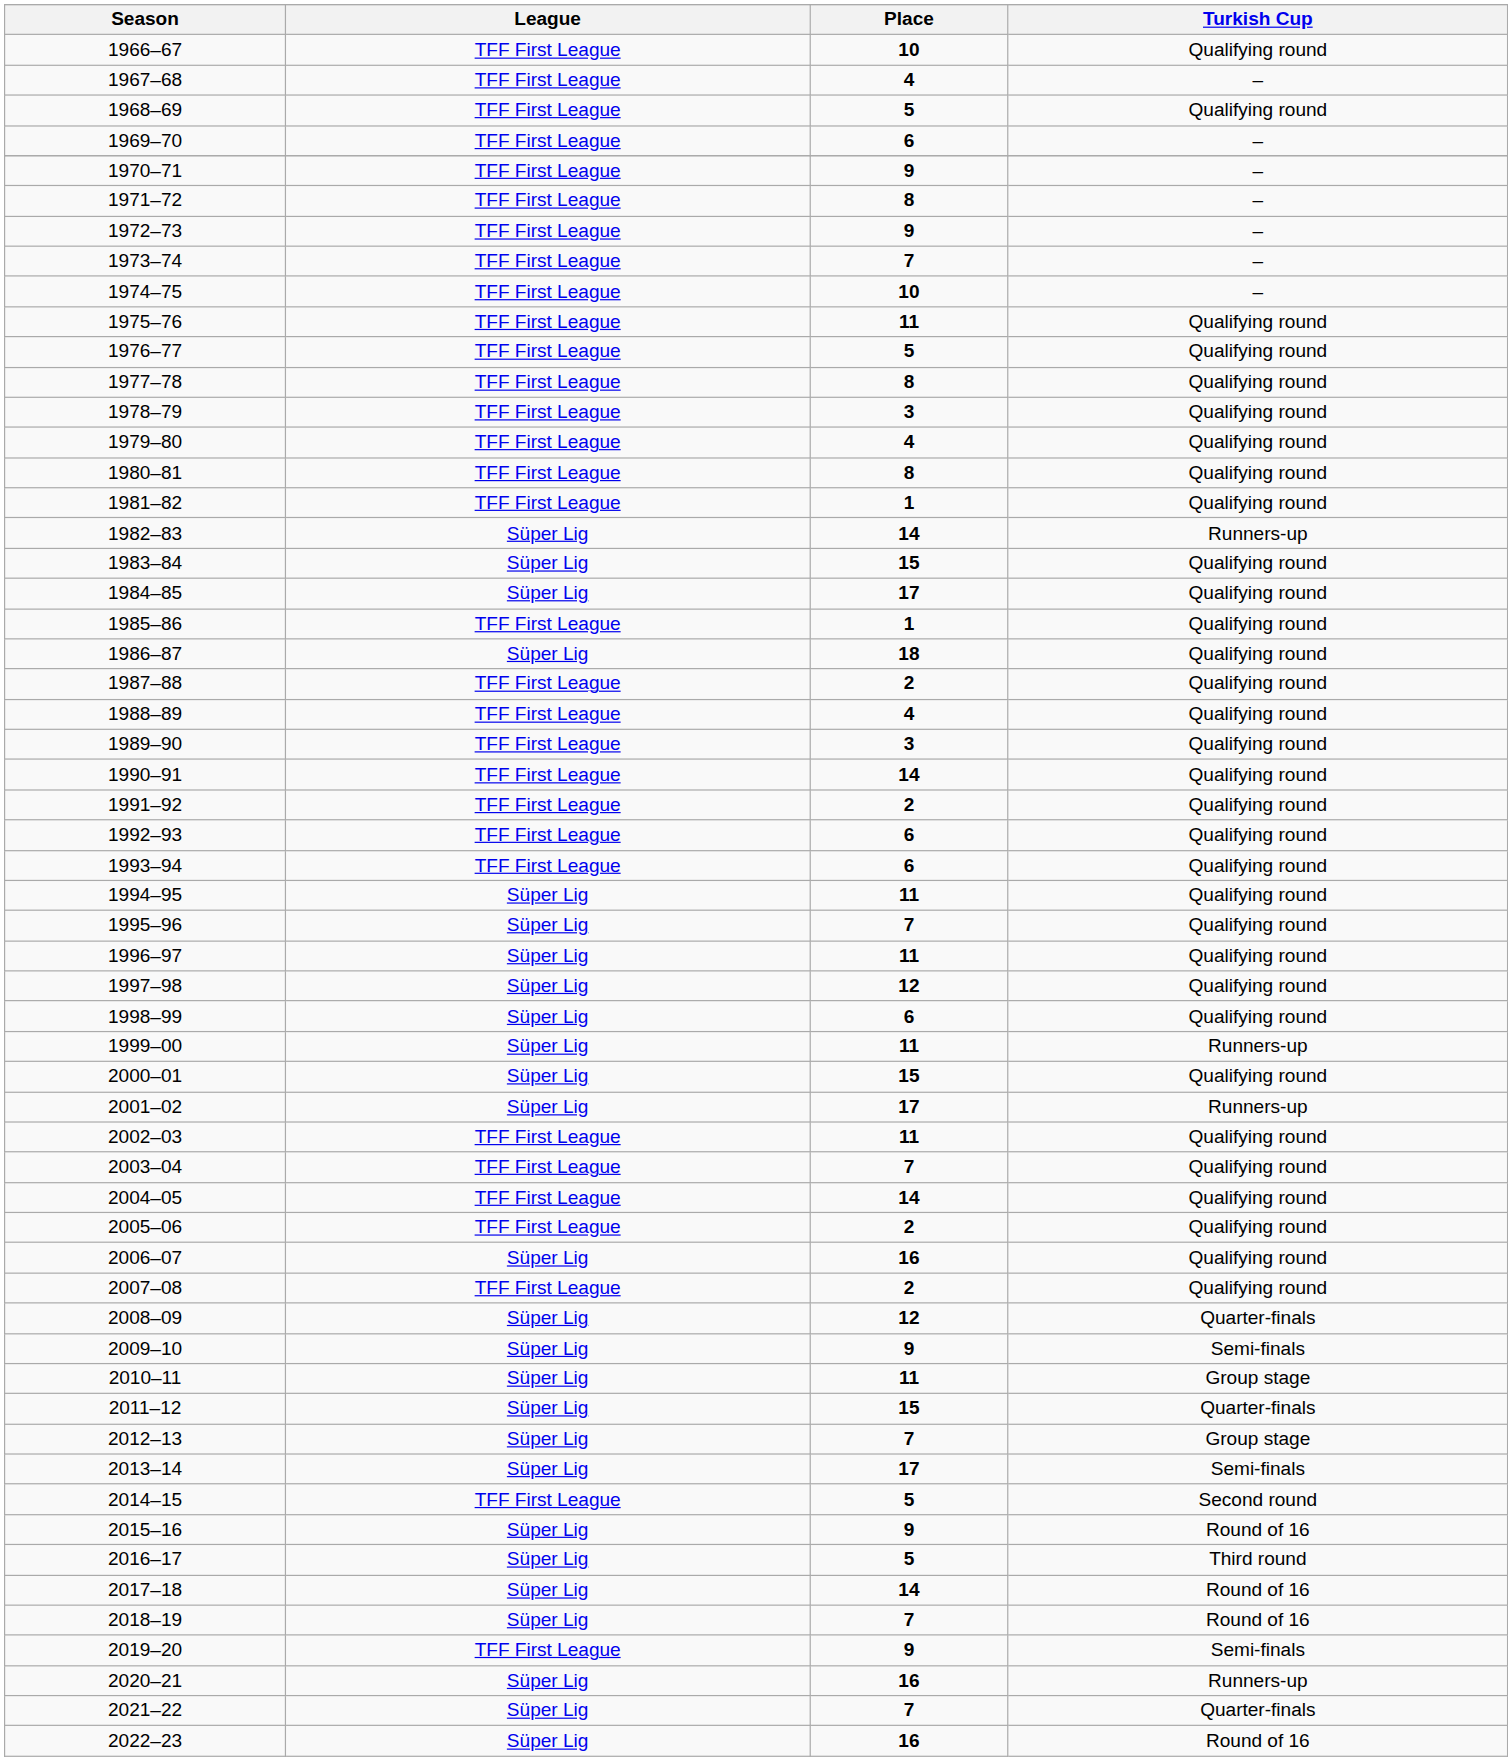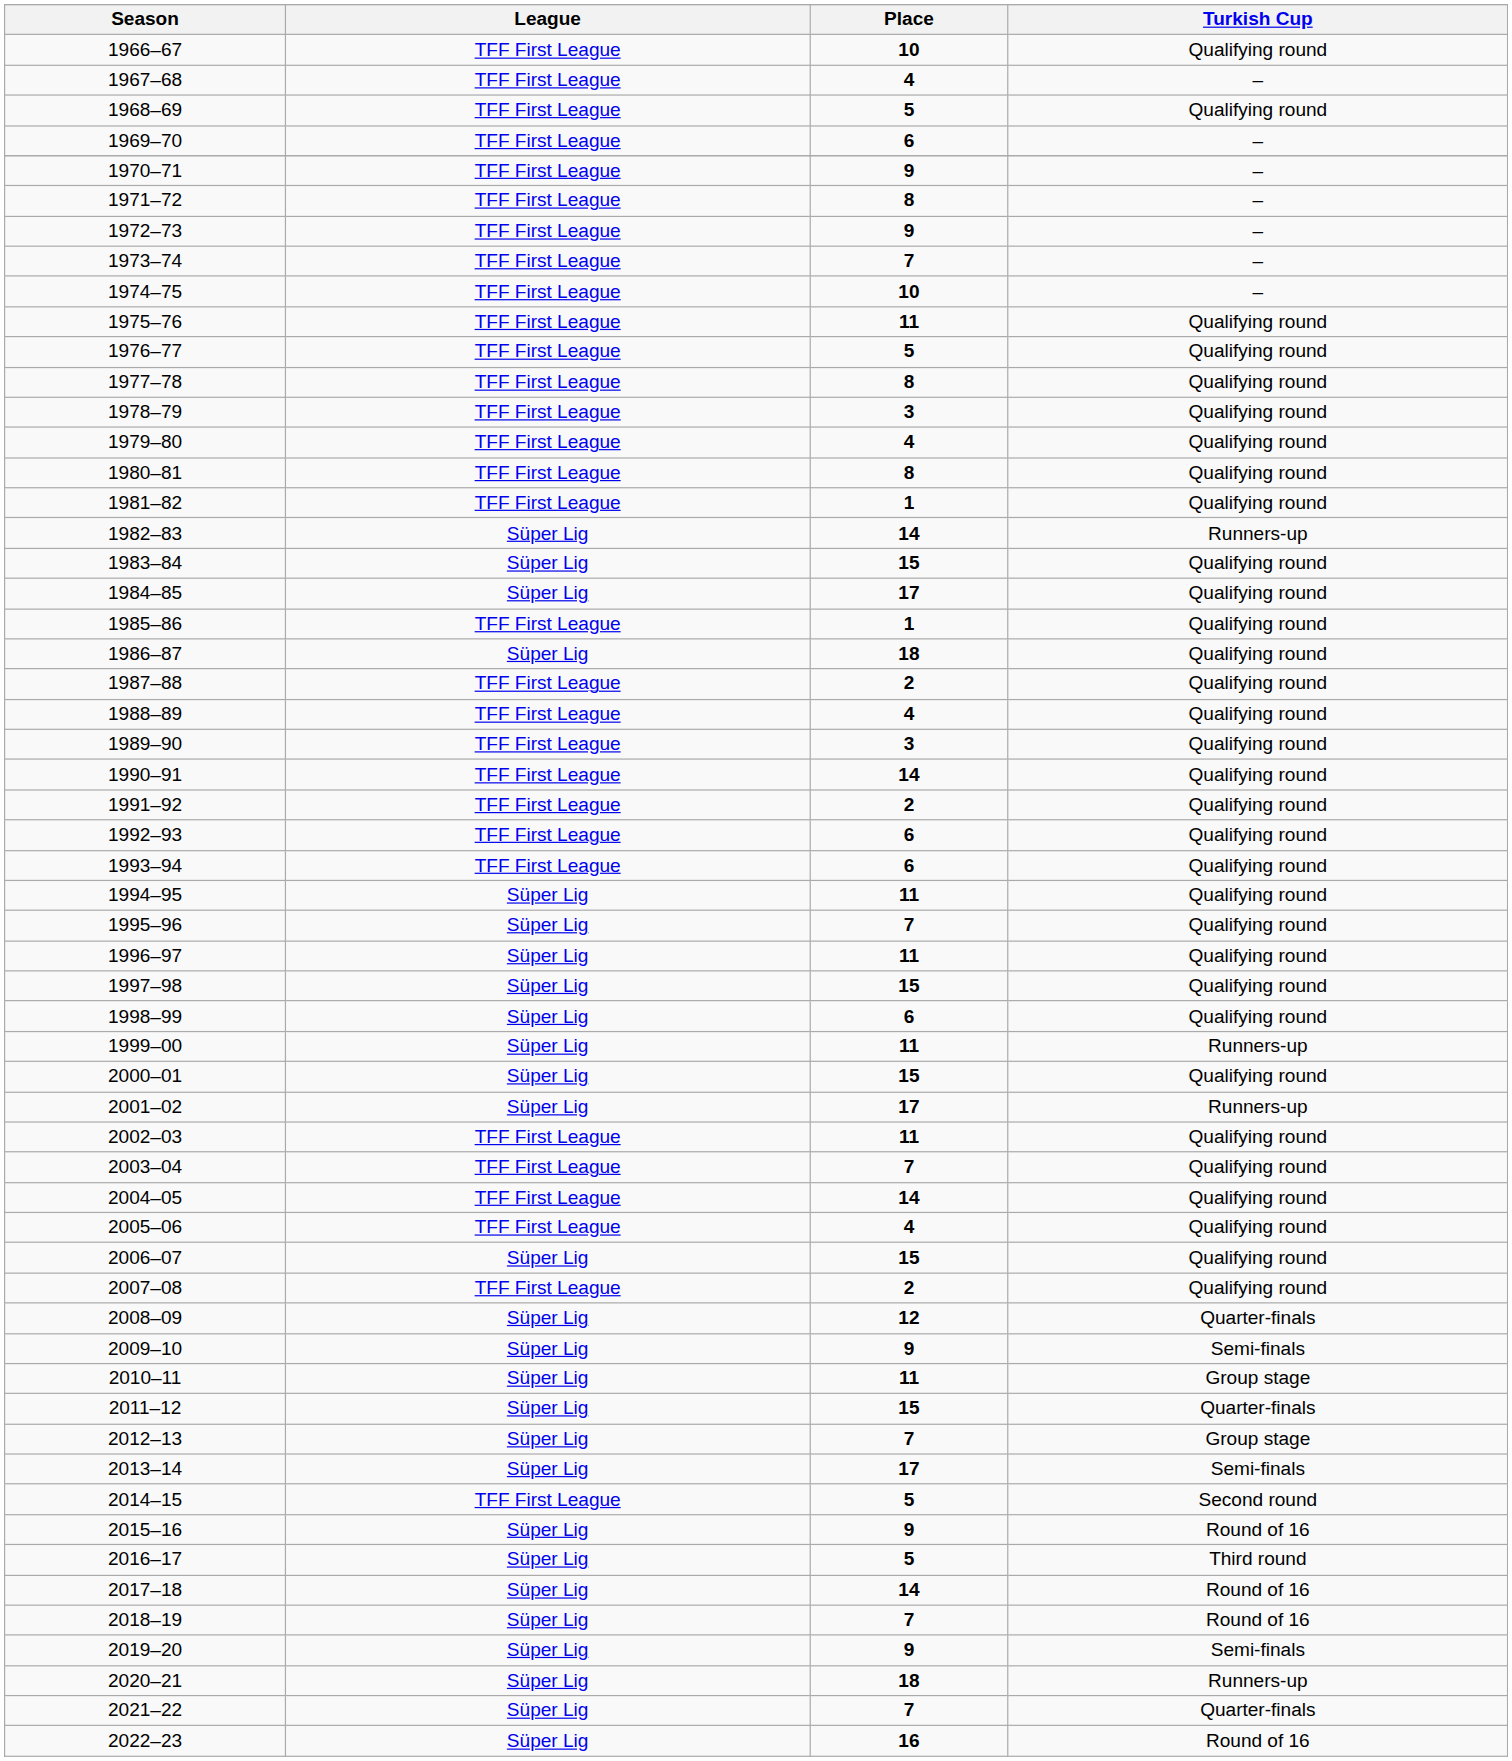(909, 985) 12 -> (909, 985) 15
(909, 1227) 2 -> (909, 1227) 4
(909, 1257) 16 -> (909, 1257) 15
(548, 1650) TFF First League -> (548, 1650) Süper Lig
(909, 1680) 16 -> (909, 1680) 18
